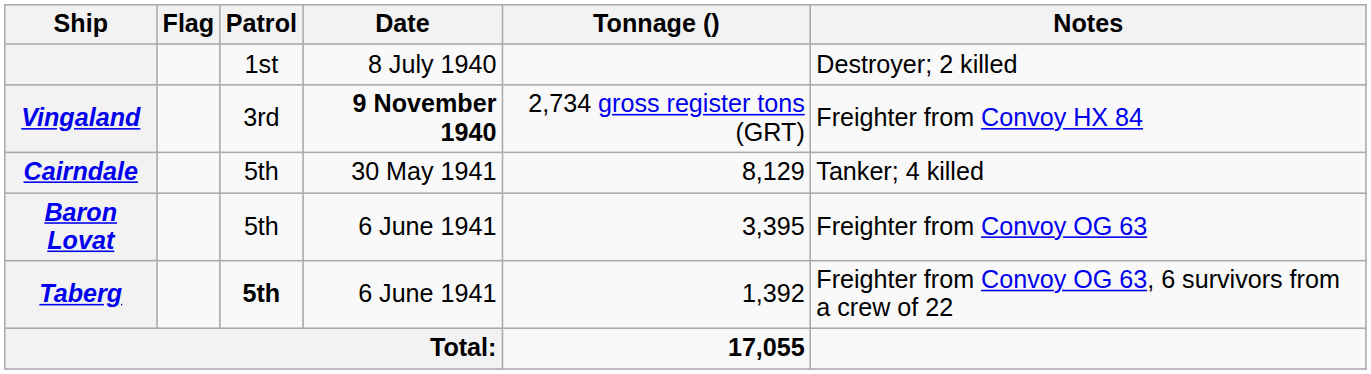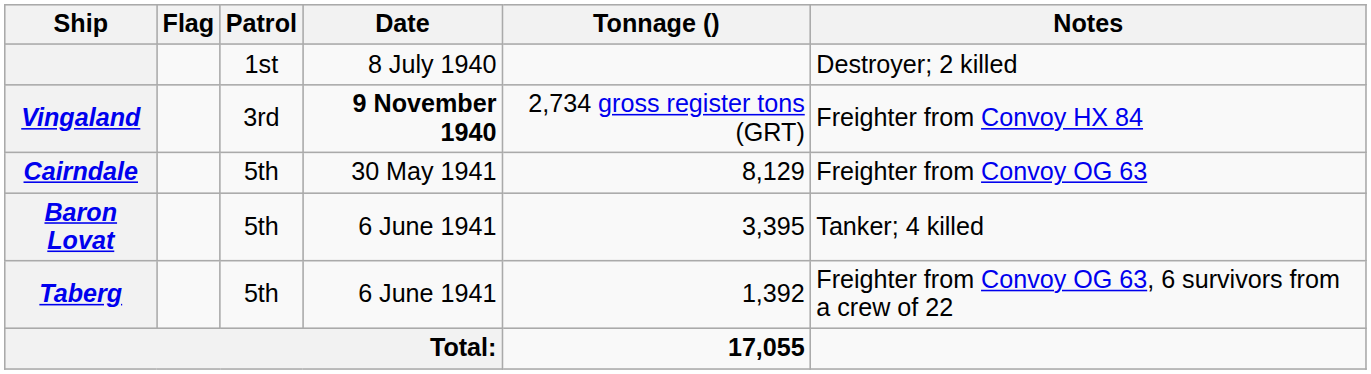(900, 172) Tanker; 4 killed -> (982, 172) Freighter from Convoy OG 63
(982, 226) Freighter from Convoy OG 63 -> (900, 226) Tanker; 4 killed
(261, 294) bold -> (261, 294) normal
